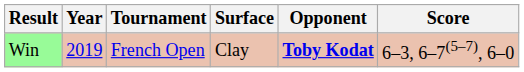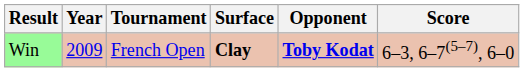(84, 49) 2019 -> (84, 49) 2009
(232, 49) normal -> (233, 49) bold
